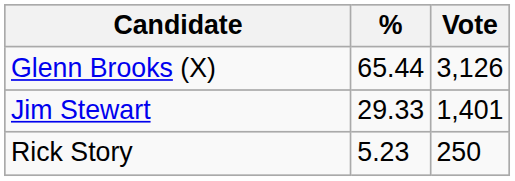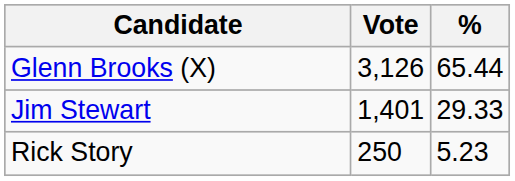columns swapped: (470, 25) <-> (391, 25)
